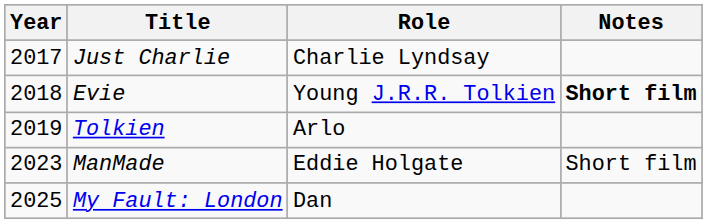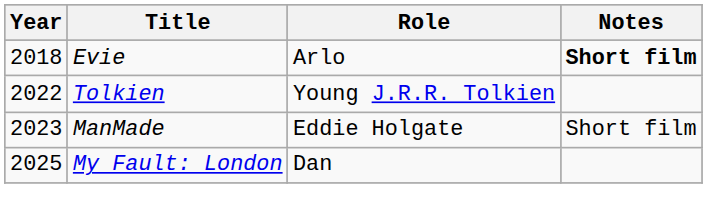- row: (152, 58)
(424, 94) Young J.R.R. Tolkien -> (319, 58) Arlo
(36, 129) 2019 -> (36, 94) 2022
(319, 129) Arlo -> (424, 94) Young J.R.R. Tolkien
